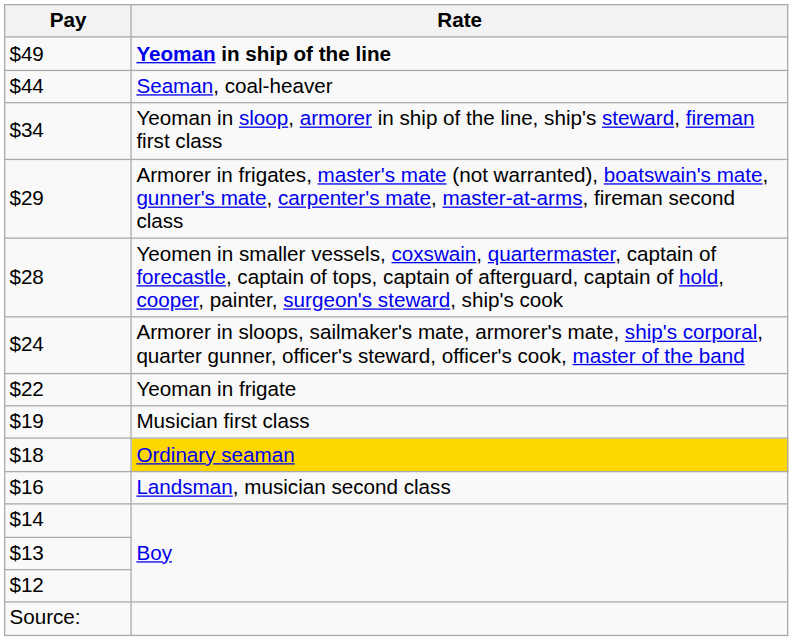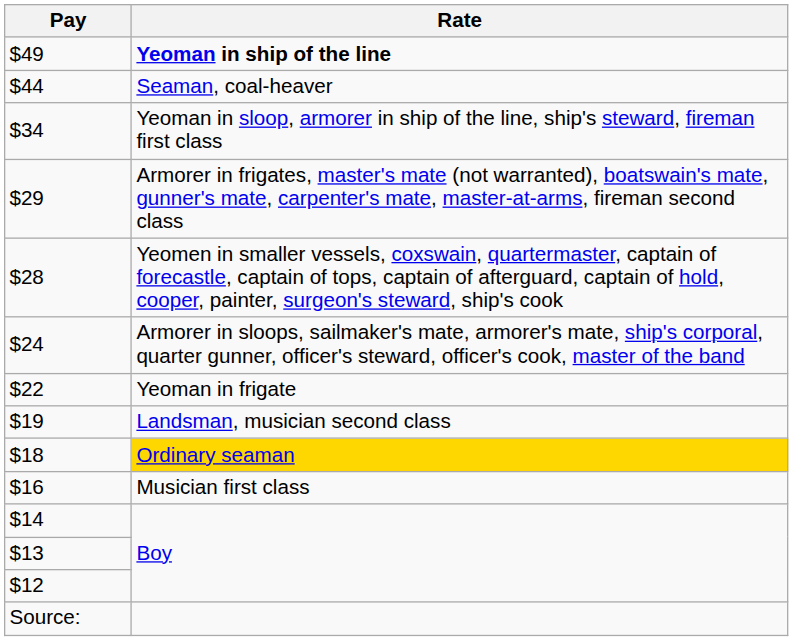(223, 422) Musician first class -> (294, 422) Landsman, musician second class
(294, 487) Landsman, musician second class -> (223, 487) Musician first class
